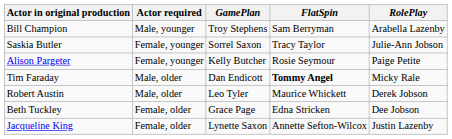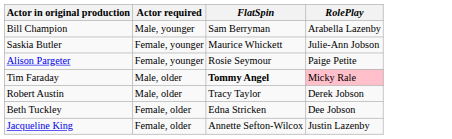- column: (238, 12)
(298, 45) Tracy Taylor -> (245, 45) Maurice Whickett
(396, 77) no background -> (332, 77) pink background
(309, 93) Maurice Whickett -> (235, 93) Tracy Taylor
